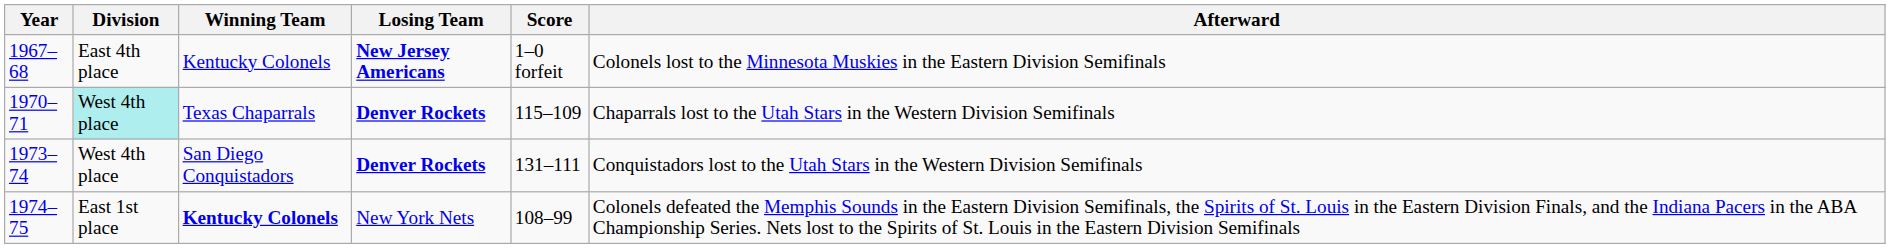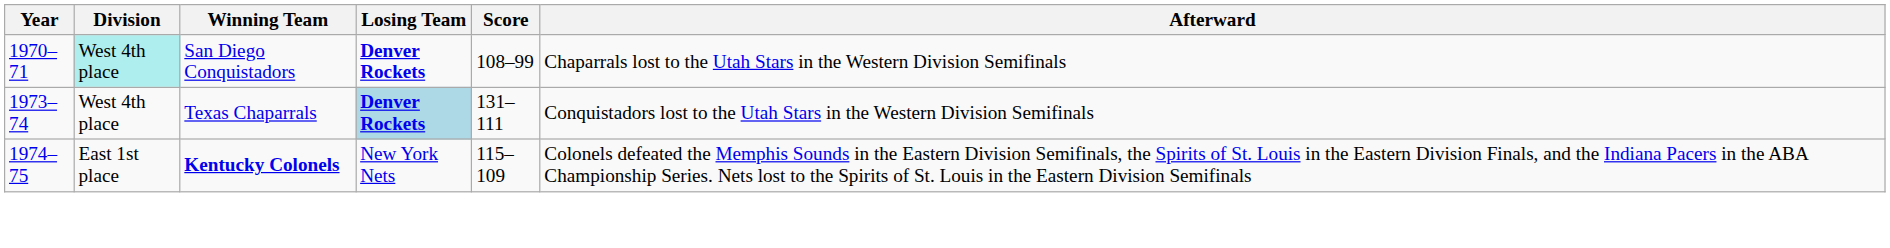- row: (33, 60)
(249, 113) Texas Chaparrals -> (240, 60) San Diego Conquistadors
(548, 113) 115–109 -> (505, 60) 108–99
(238, 165) San Diego Conquistadors -> (251, 113) Texas Chaparrals
(421, 165) no background -> (393, 113) lightblue background
(544, 217) 108–99 -> (495, 165) 115–109
